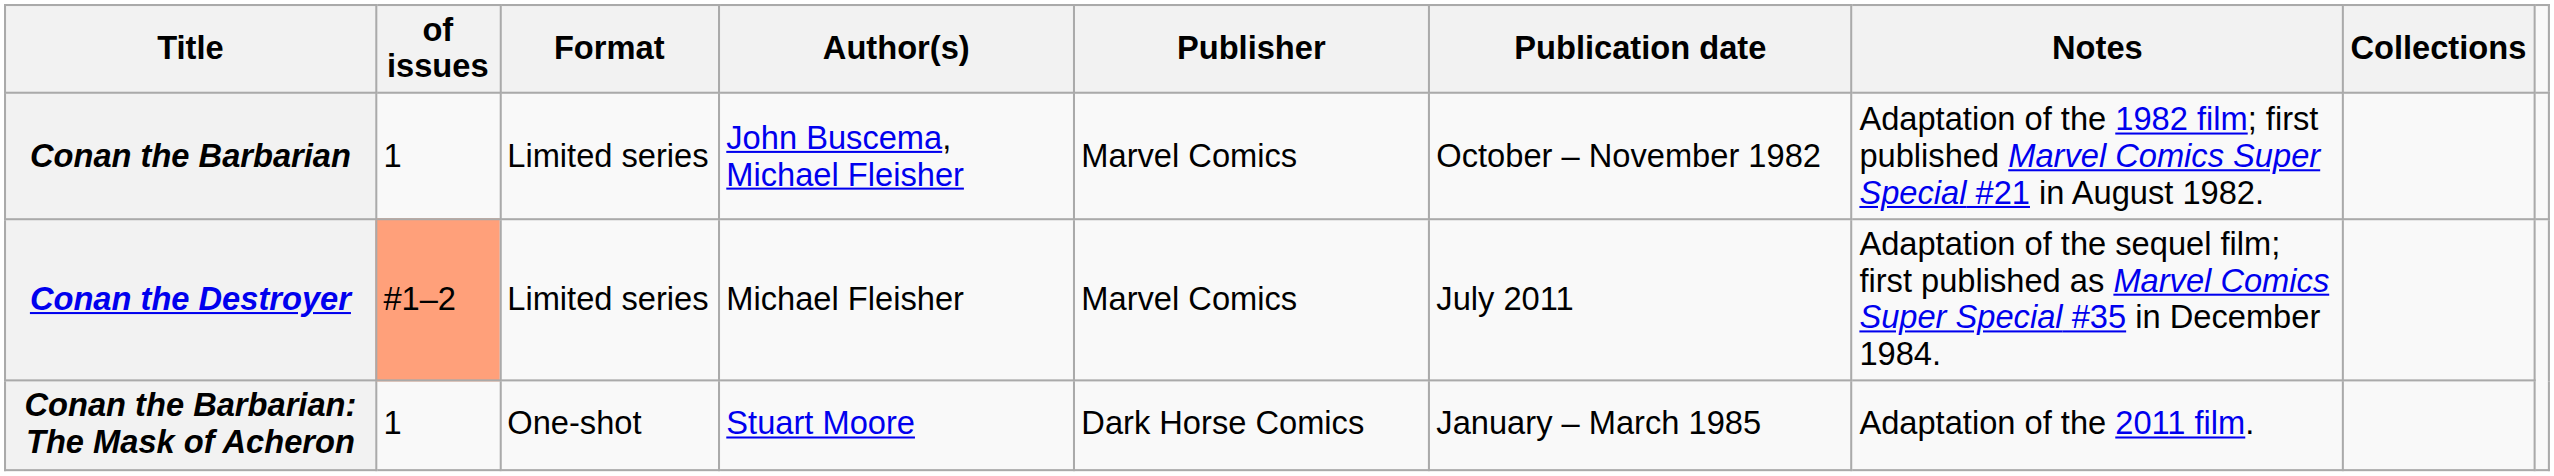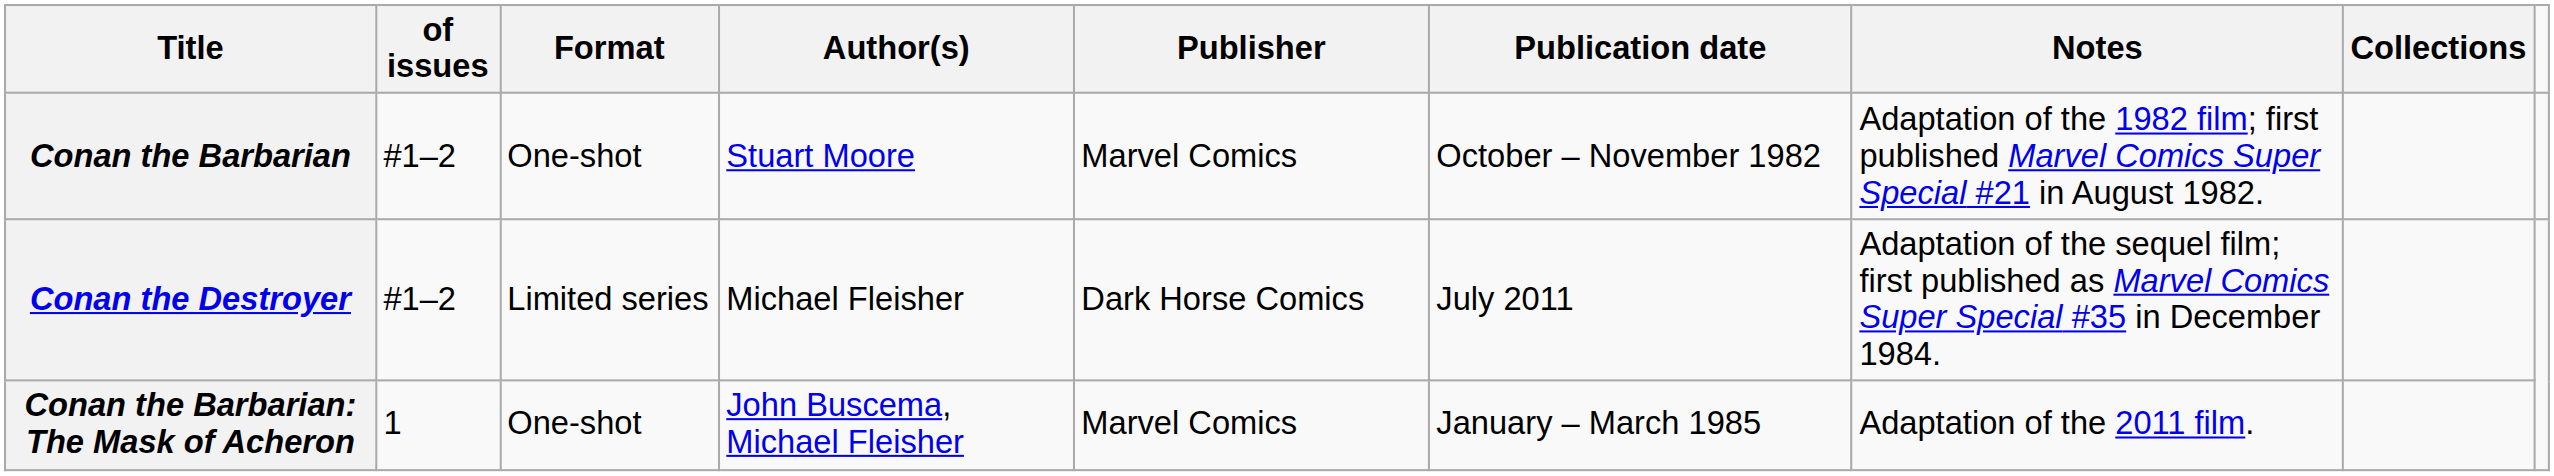(392, 155) 1 -> (420, 155) #1–2
(608, 155) Limited series -> (574, 155) One-shot
(845, 155) John Buscema, Michael Fleisher -> (821, 155) Stuart Moore
(420, 299) lightsalmon background -> (420, 299) no background
(1189, 299) Marvel Comics -> (1223, 299) Dark Horse Comics
(821, 424) Stuart Moore -> (845, 424) John Buscema, Michael Fleisher
(1223, 424) Dark Horse Comics -> (1189, 424) Marvel Comics
